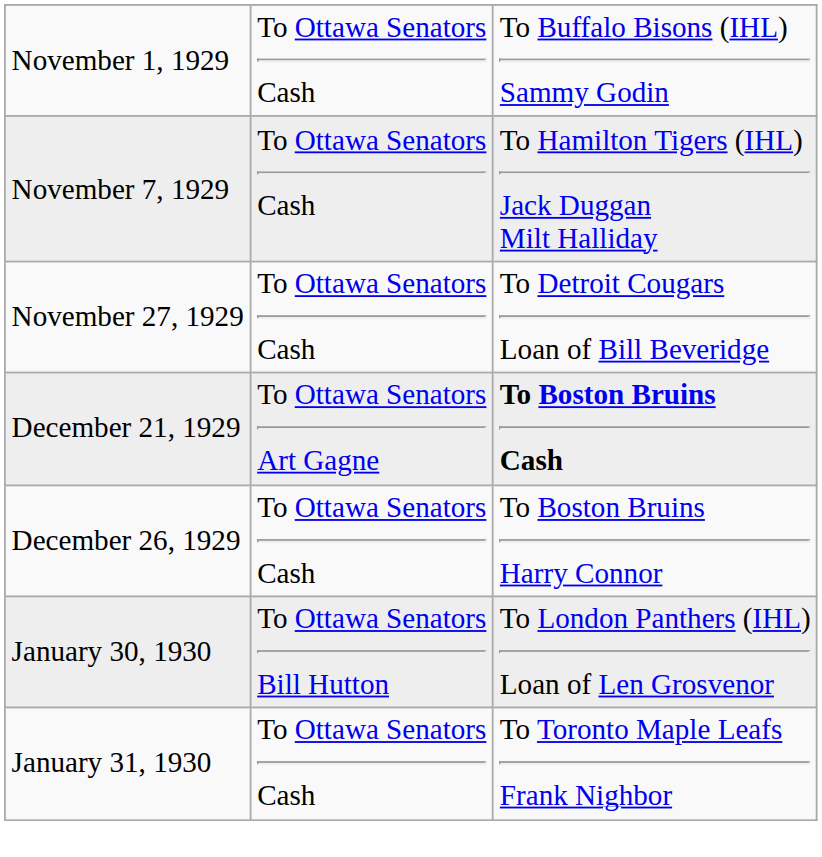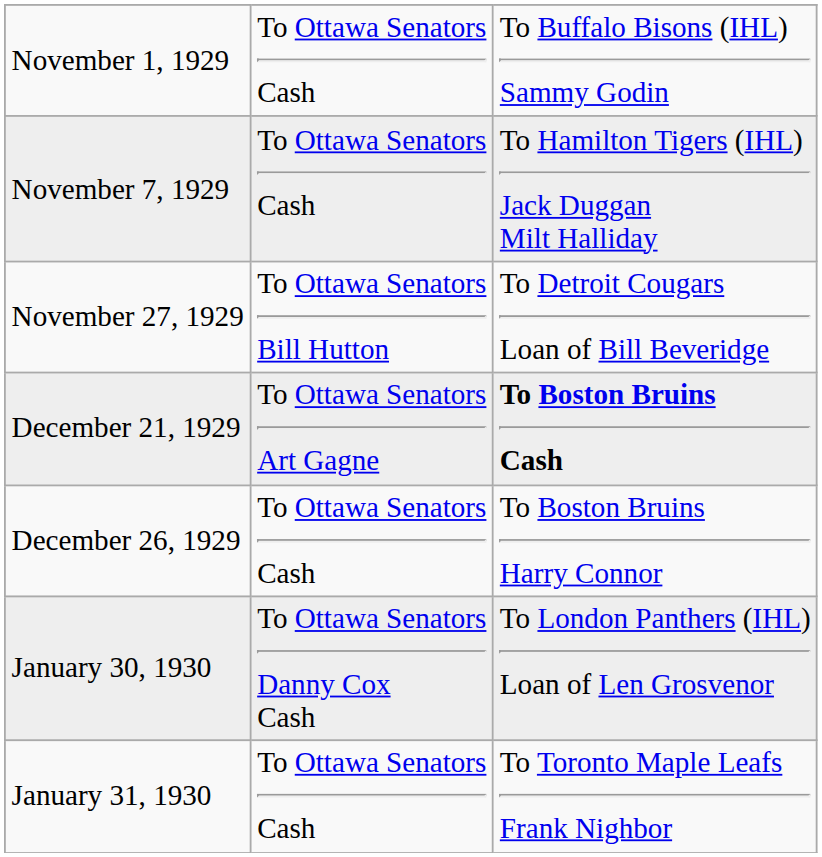(372, 316) To Ottawa Senators Cash -> (372, 316) To Ottawa Senators Bill Hutton
(372, 651) To Ottawa Senators Bill Hutton -> (372, 668) To Ottawa Senators Danny Cox Cash
